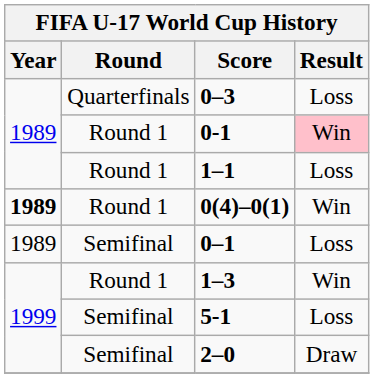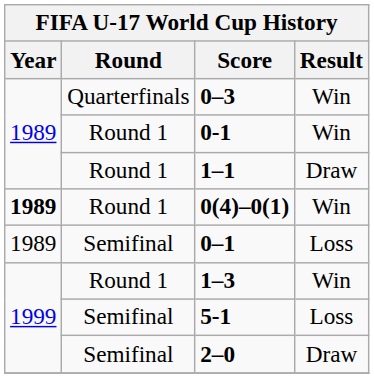(331, 96) Loss -> (331, 96) Win
(331, 133) pink background -> (331, 133) no background
(331, 170) Loss -> (331, 170) Draw
